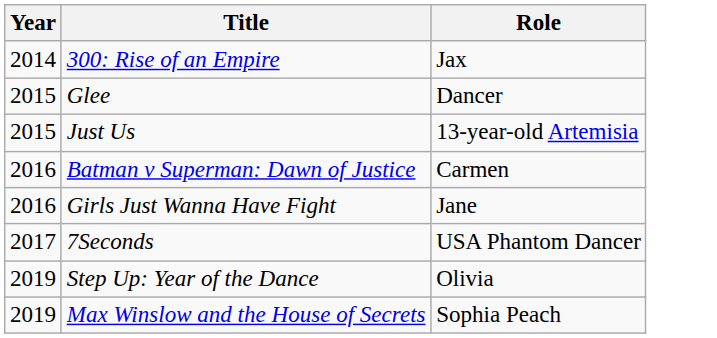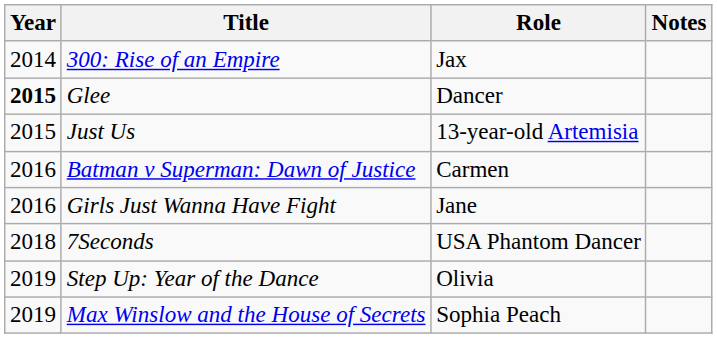+ column: (679, 22)
(33, 95) normal -> (33, 95) bold
(33, 242) 2017 -> (33, 242) 2018
